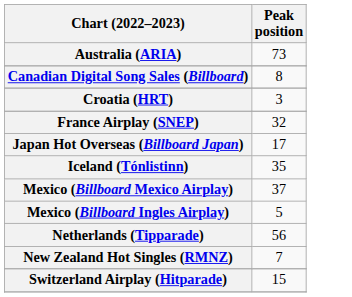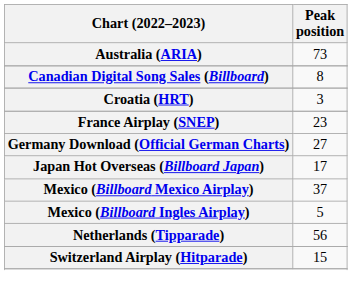(279, 122) 32 -> (320, 122) 23
+ row: (149, 144)
- row: (128, 167)
- row: (128, 257)
